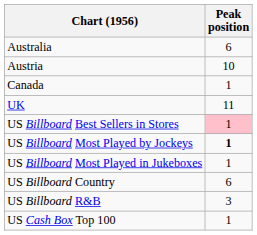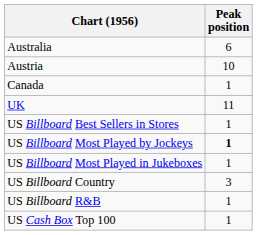(229, 124) pink background -> (229, 124) no background
(229, 182) 6 -> (229, 182) 3
(229, 201) 3 -> (229, 201) 1
